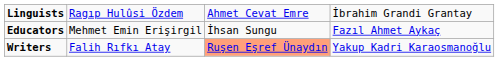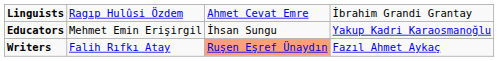(387, 30) Fazıl Ahmet Aykaç -> (412, 30) Yakup Kadri Karaosmanoğlu
(412, 47) Yakup Kadri Karaosmanoğlu -> (387, 47) Fazıl Ahmet Aykaç
